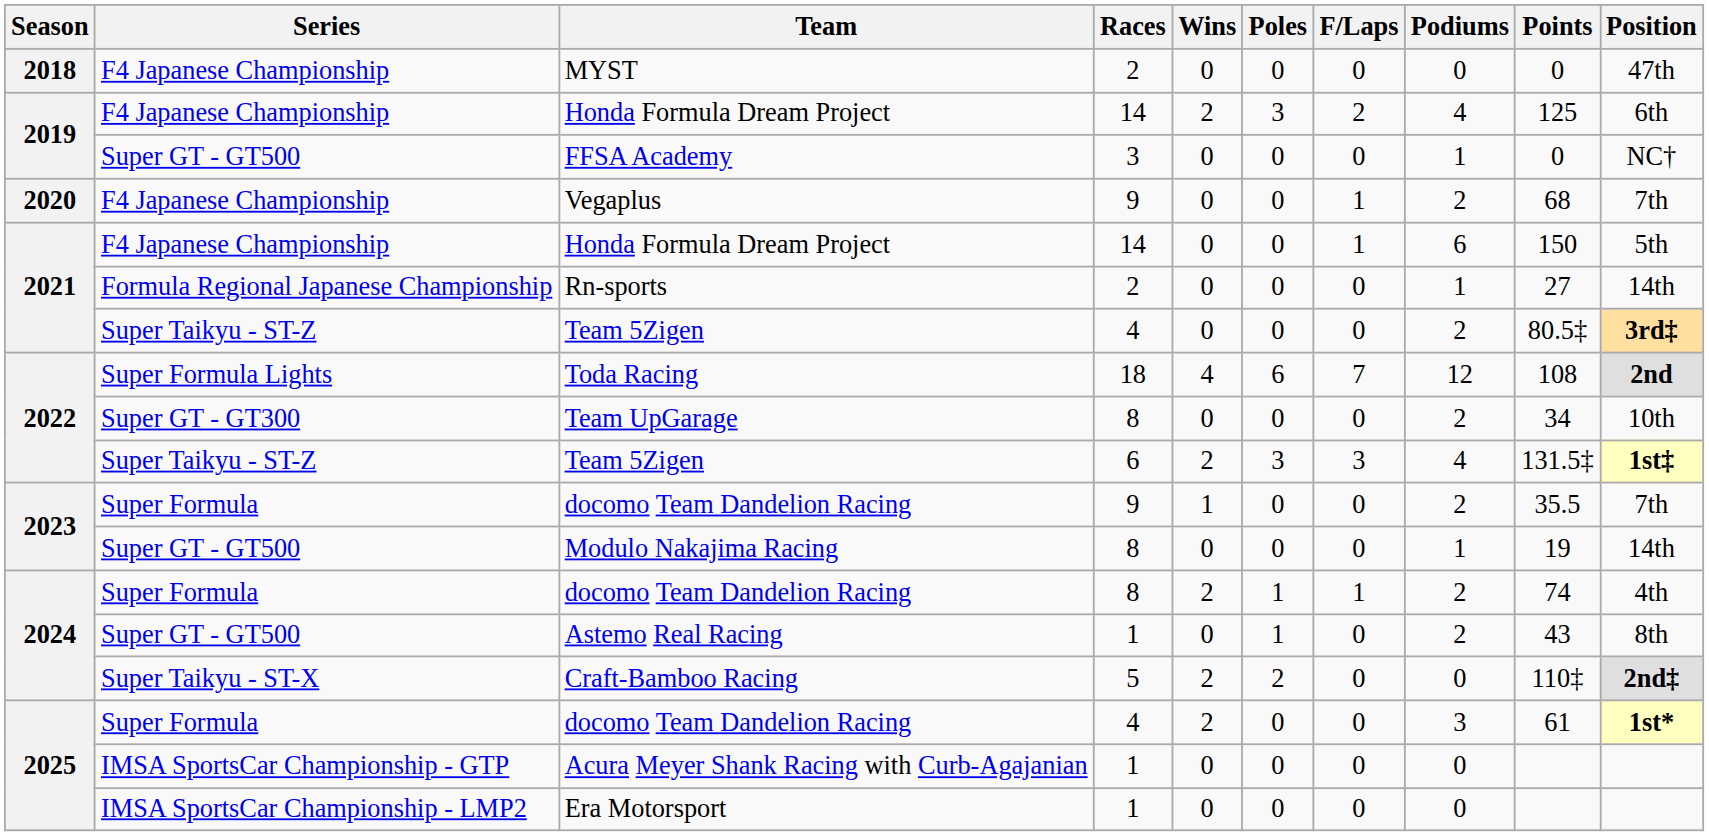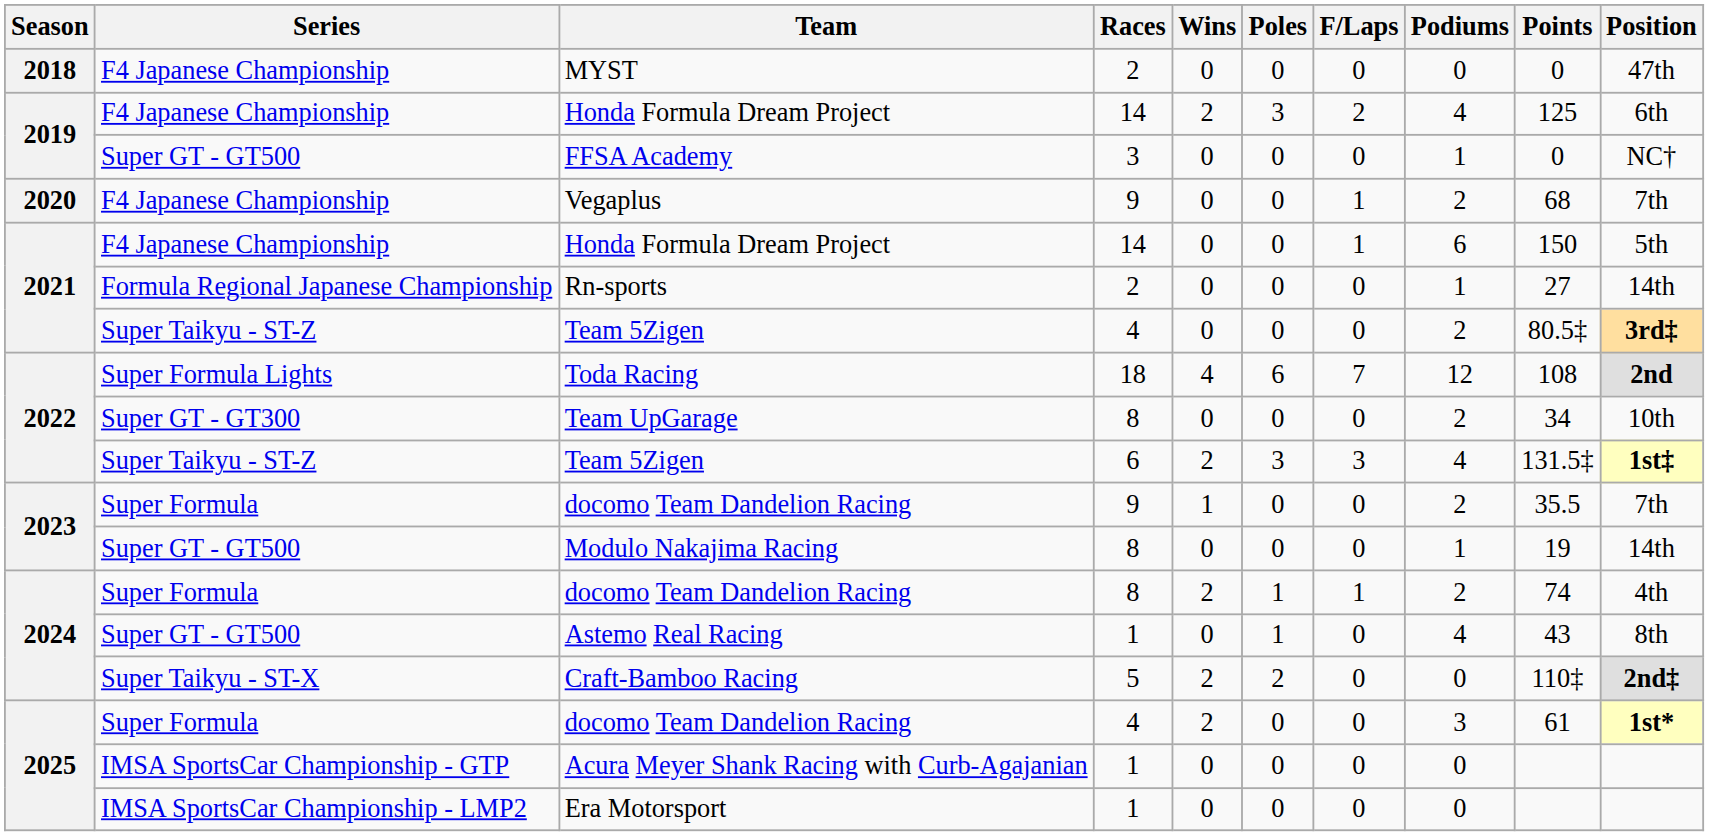(1460, 635) 2 -> (1460, 635) 4
